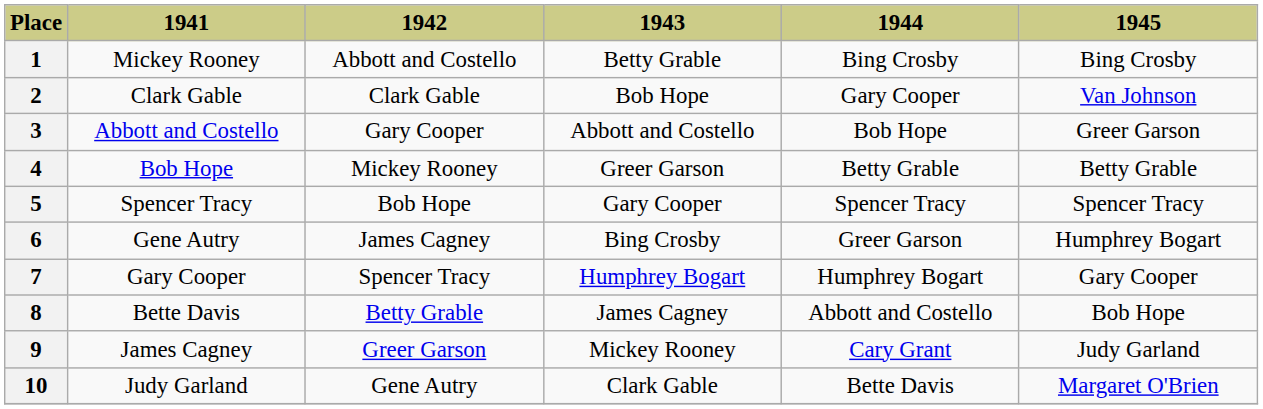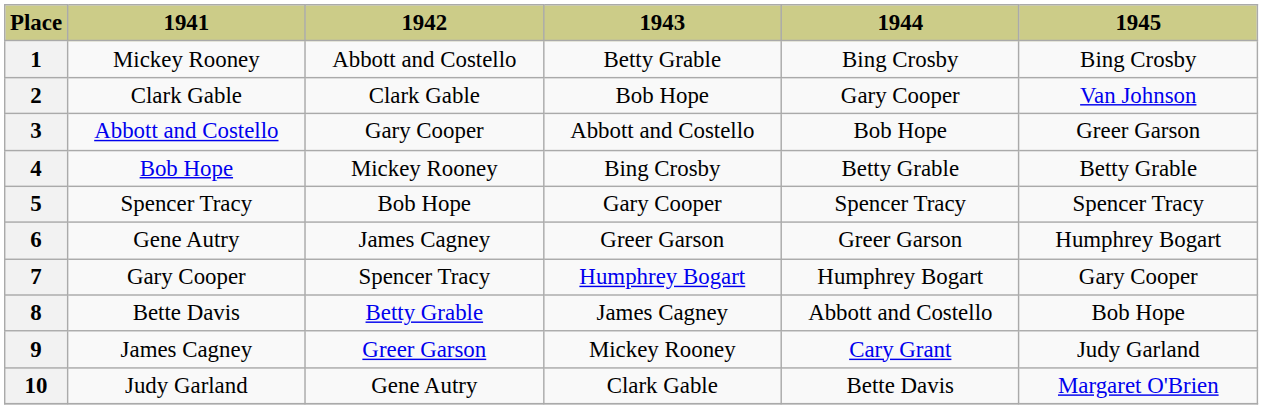(662, 167) Greer Garson -> (662, 167) Bing Crosby
(662, 240) Bing Crosby -> (662, 240) Greer Garson
